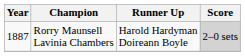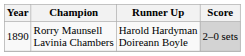(18, 36) 1887 -> (18, 36) 1890
